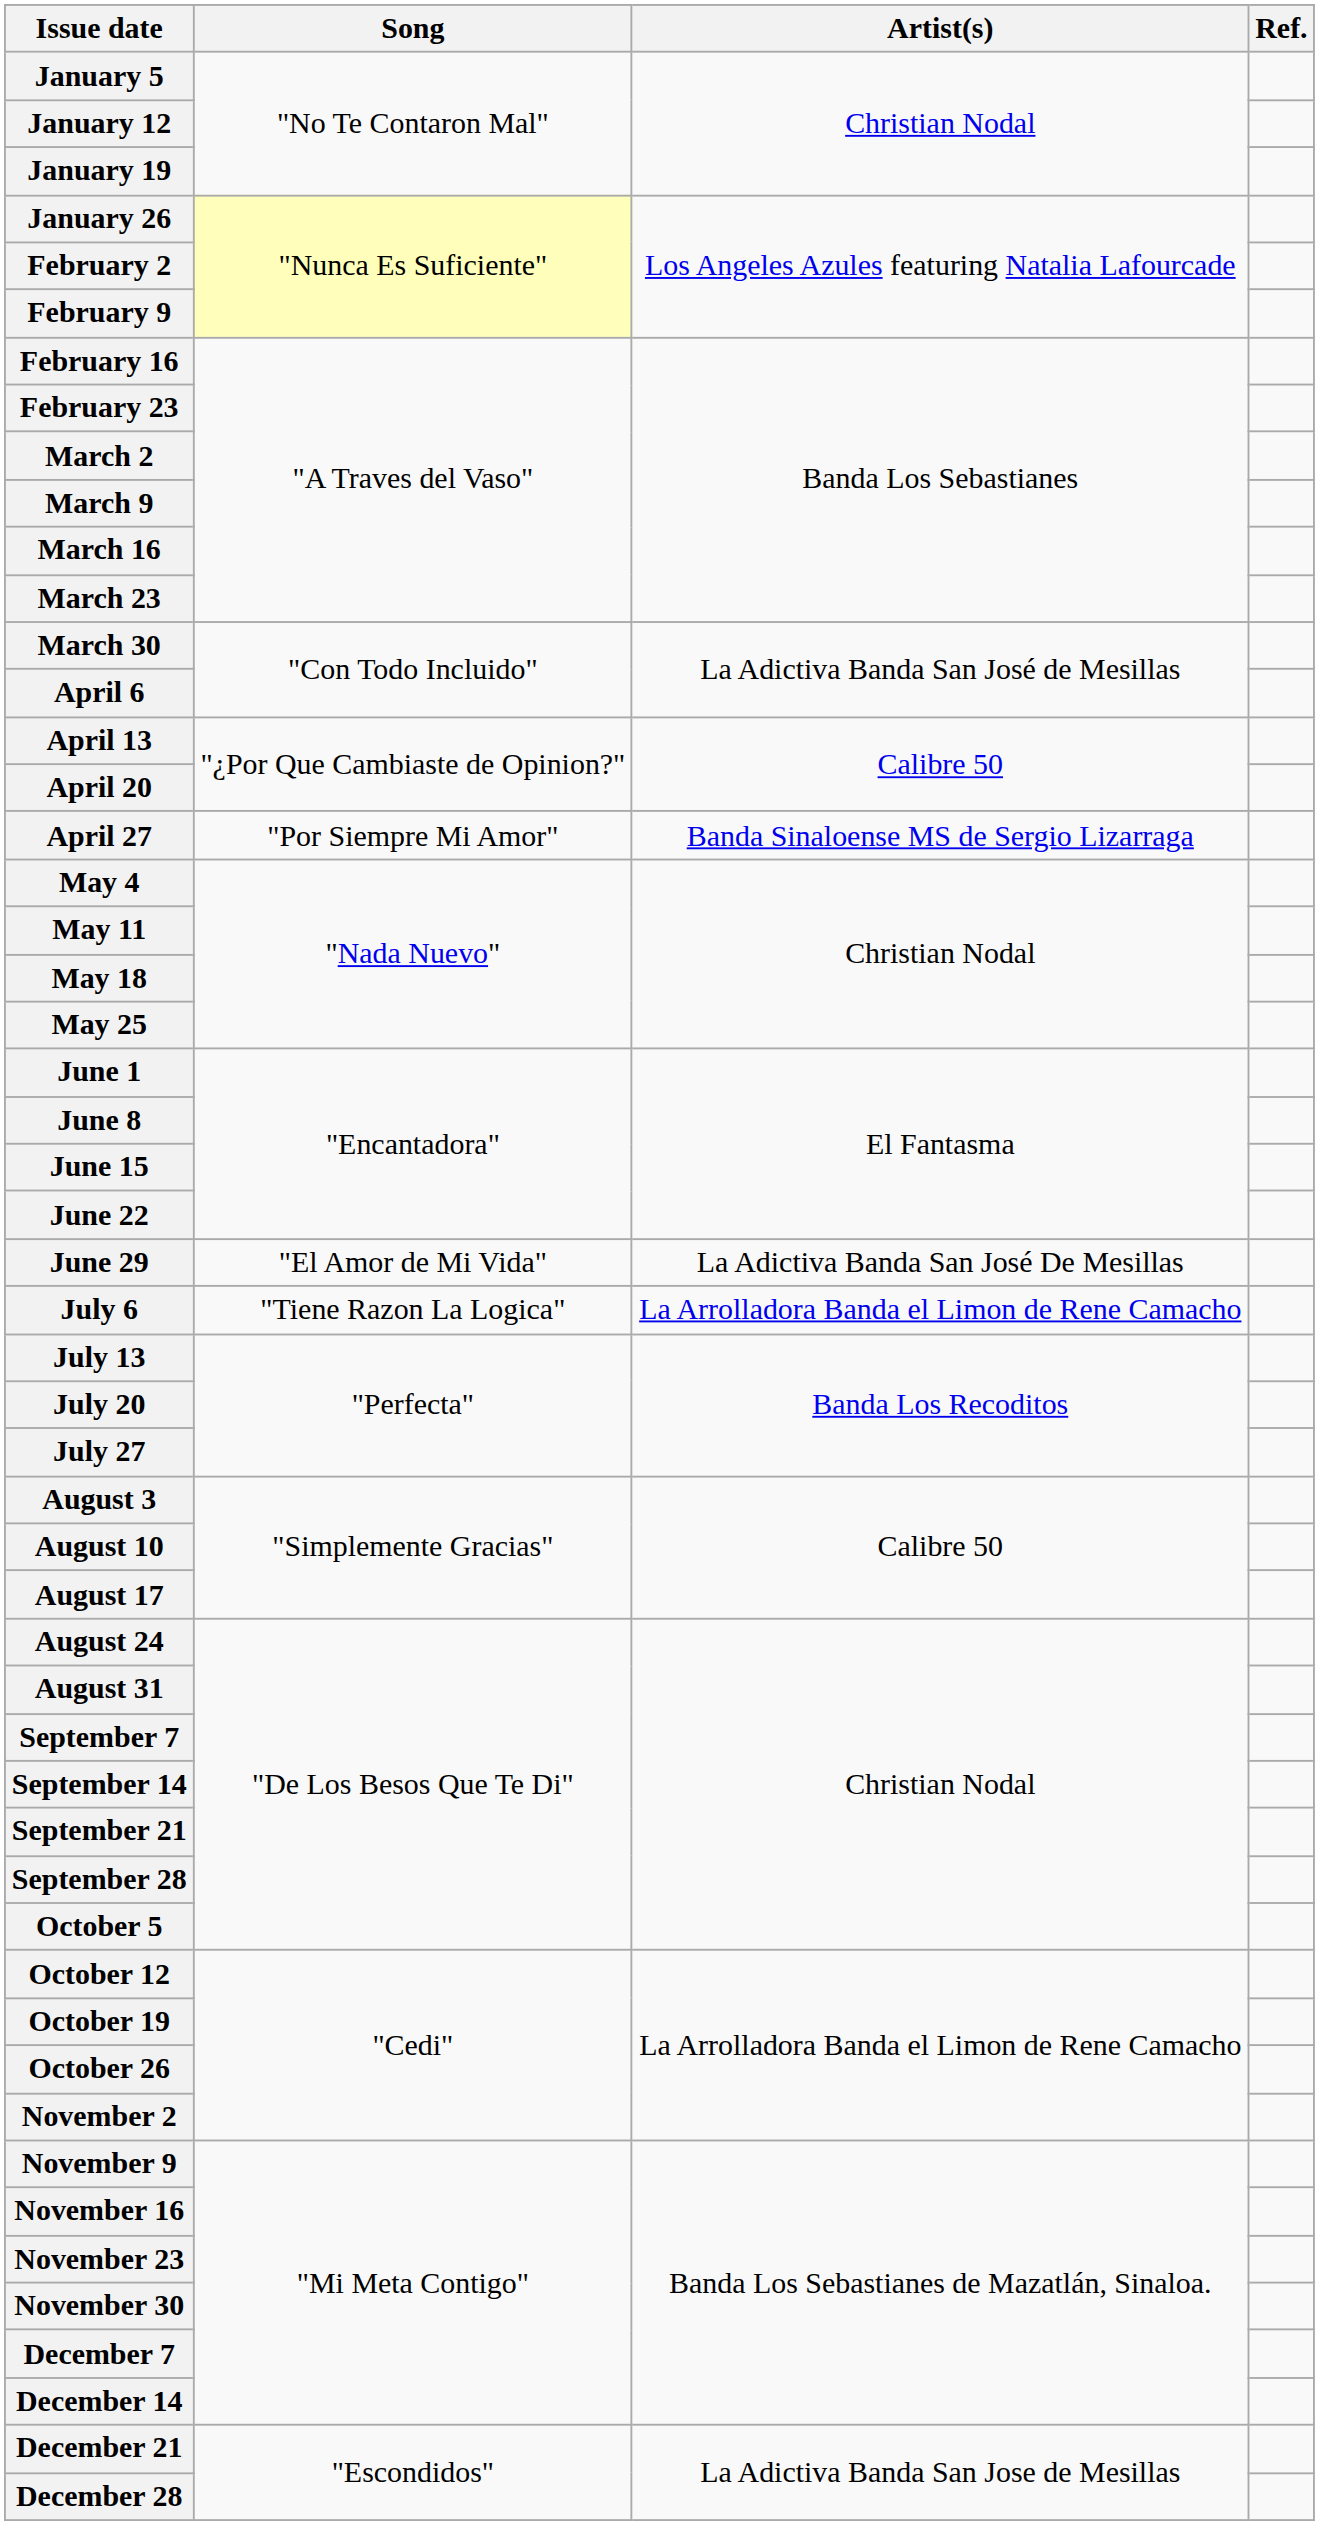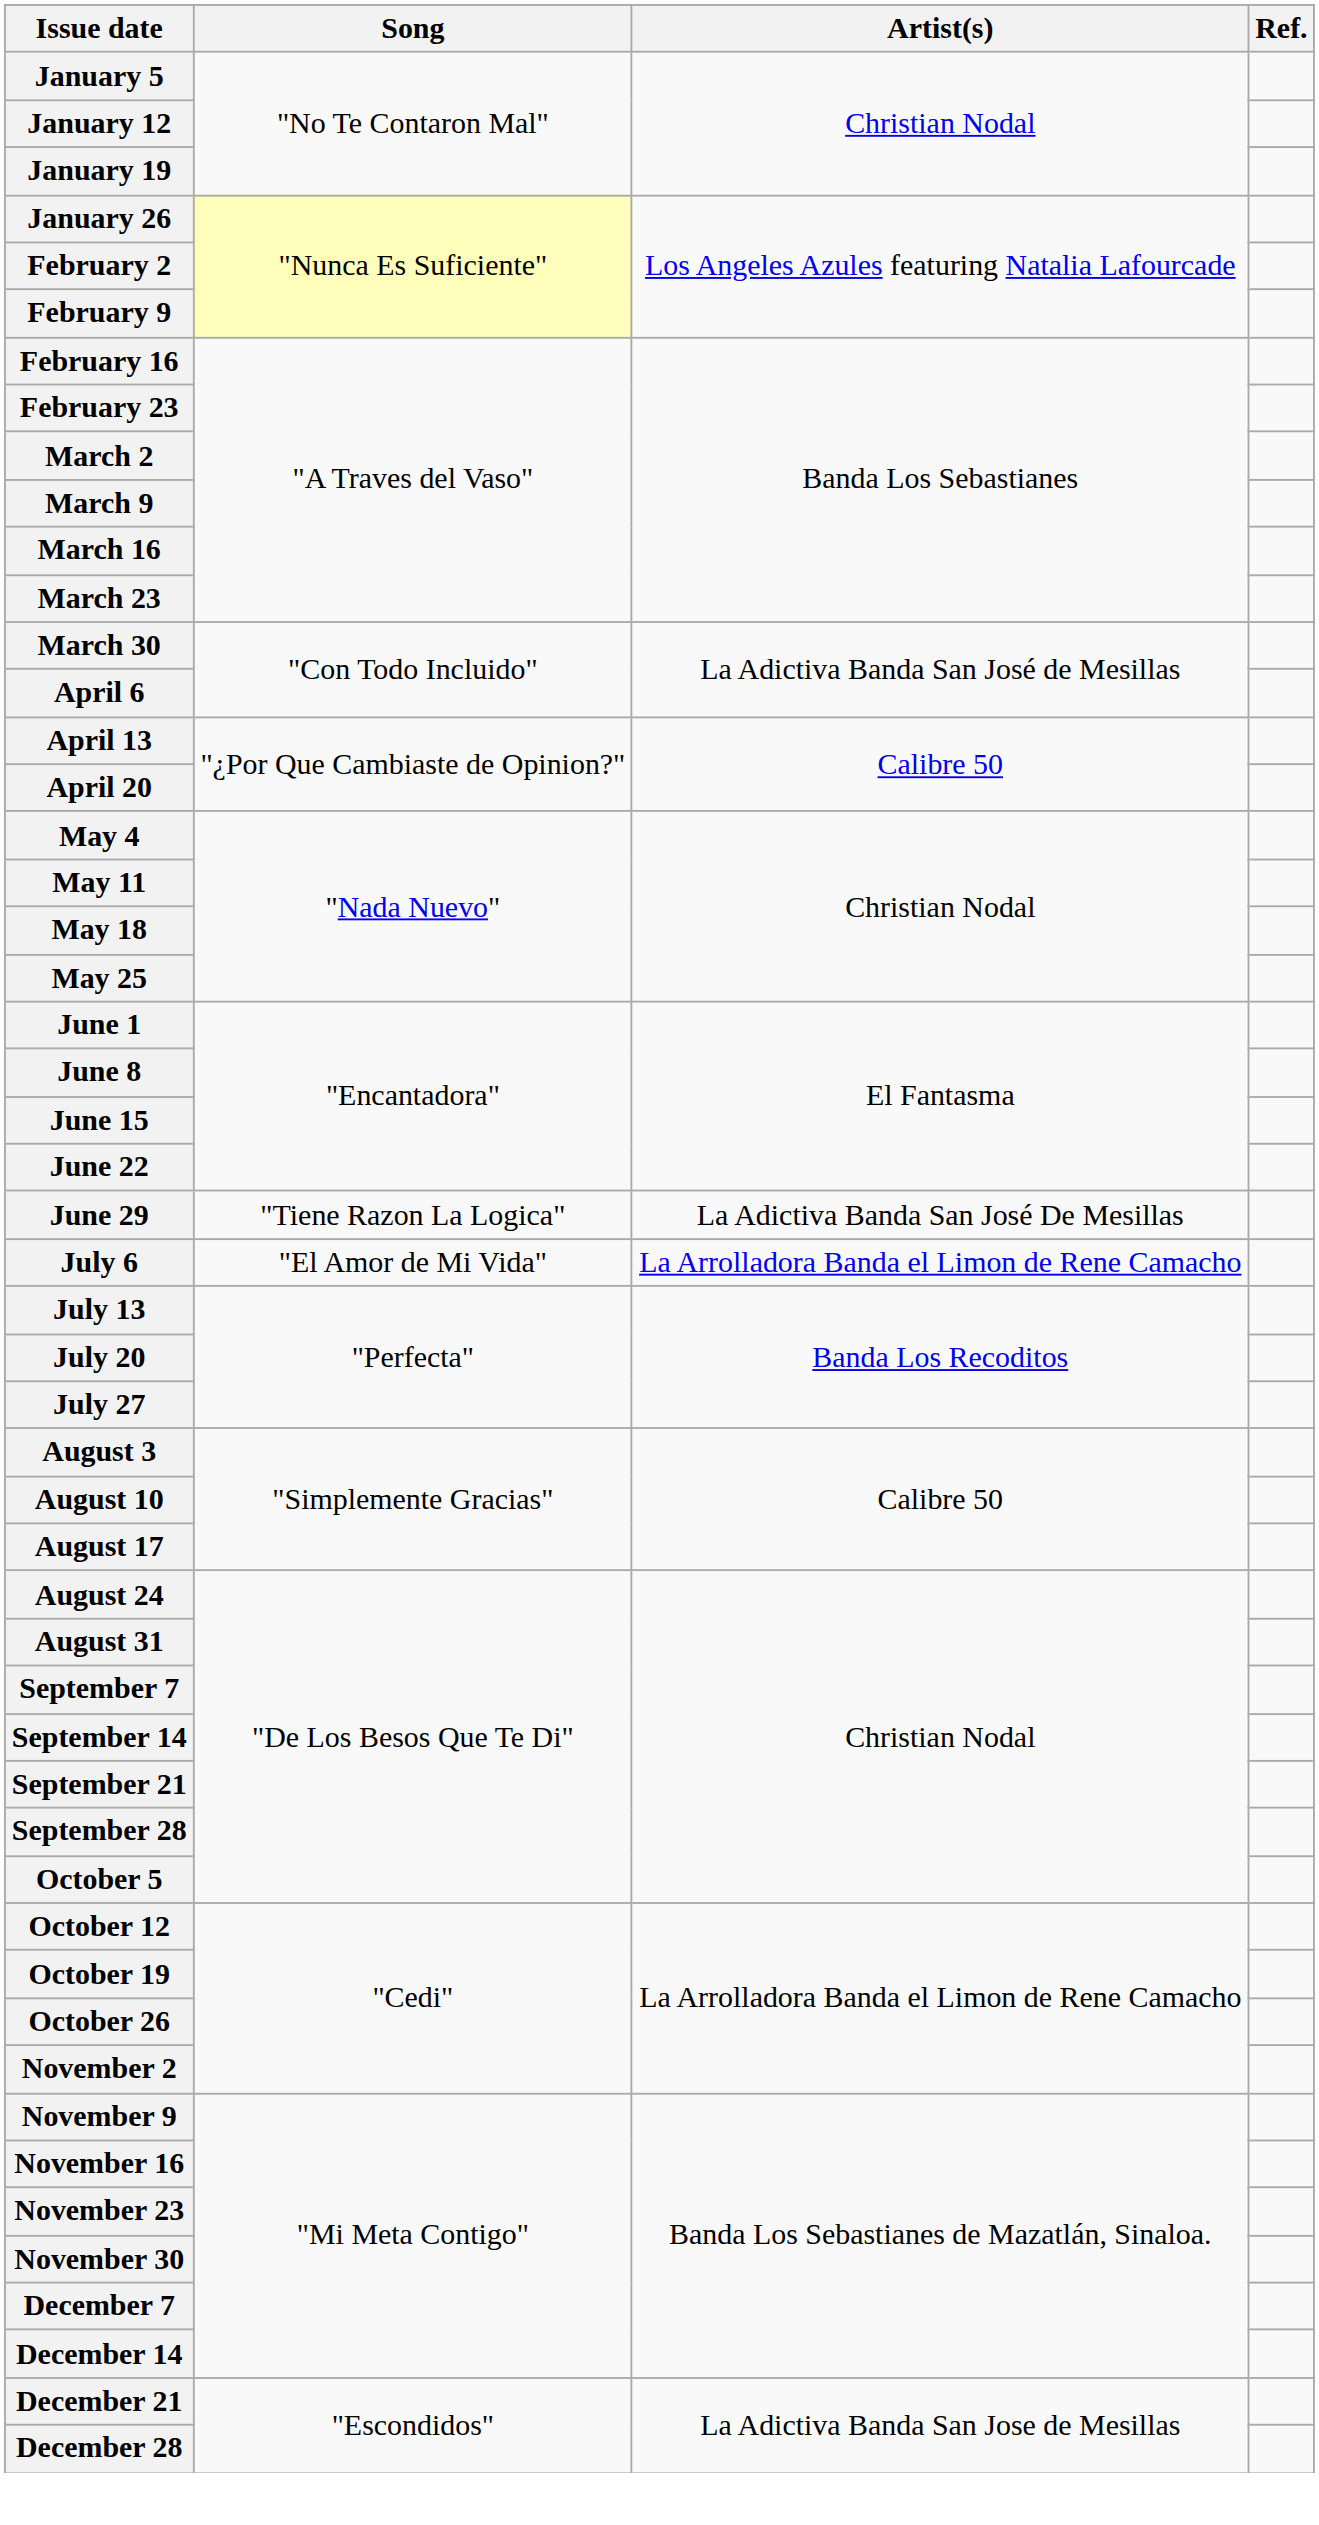- row: (99, 834)
(413, 1261) "El Amor de Mi Vida" -> (413, 1214) "Tiene Razon La Logica"
(413, 1309) "Tiene Razon La Logica" -> (413, 1261) "El Amor de Mi Vida"
